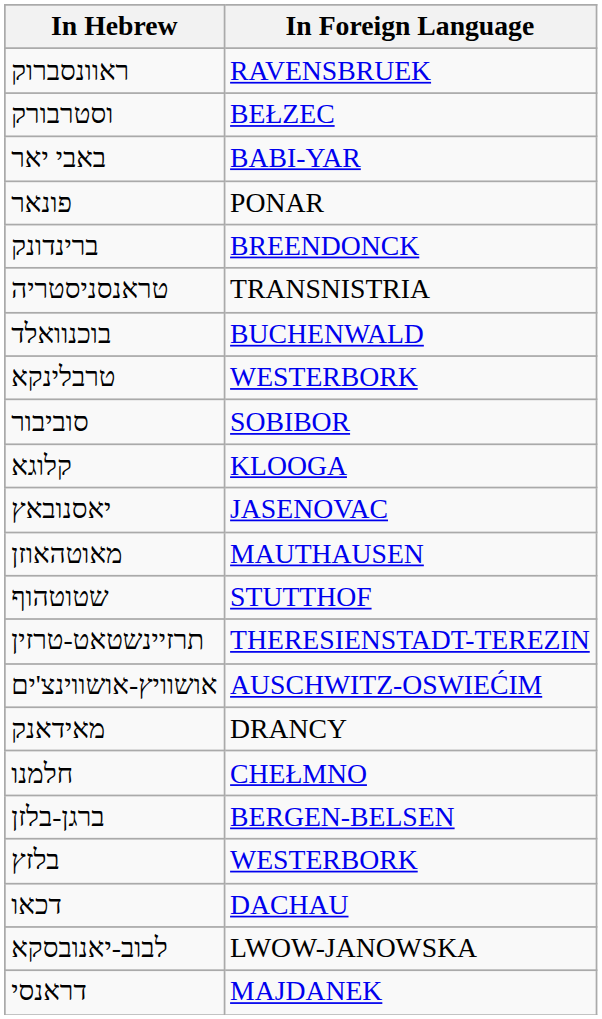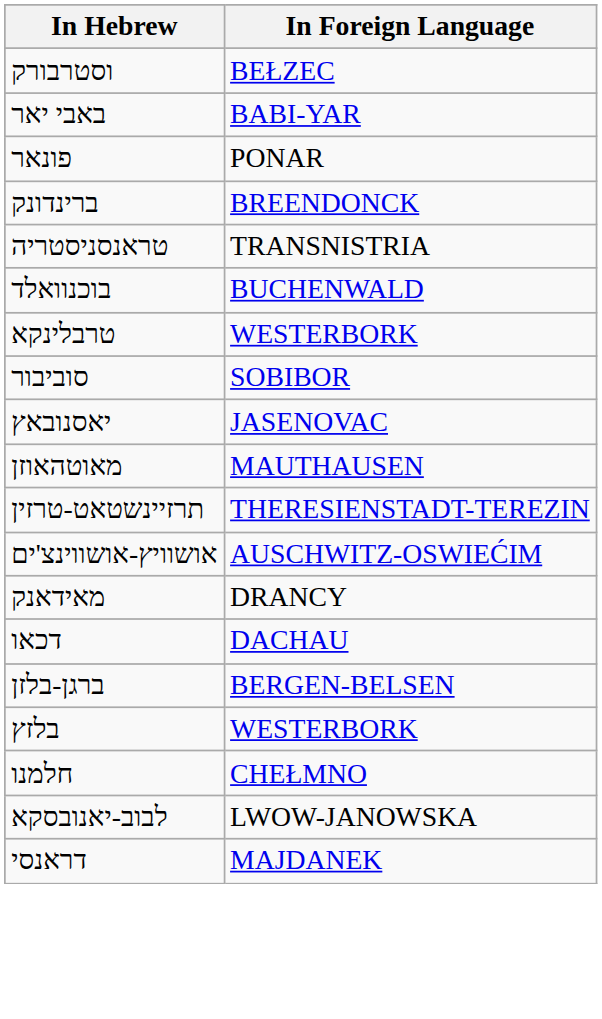- row: (70, 70)
- row: (42, 465)
- row: (60, 597)
rows swapped: (37, 904) <-> (42, 772)
